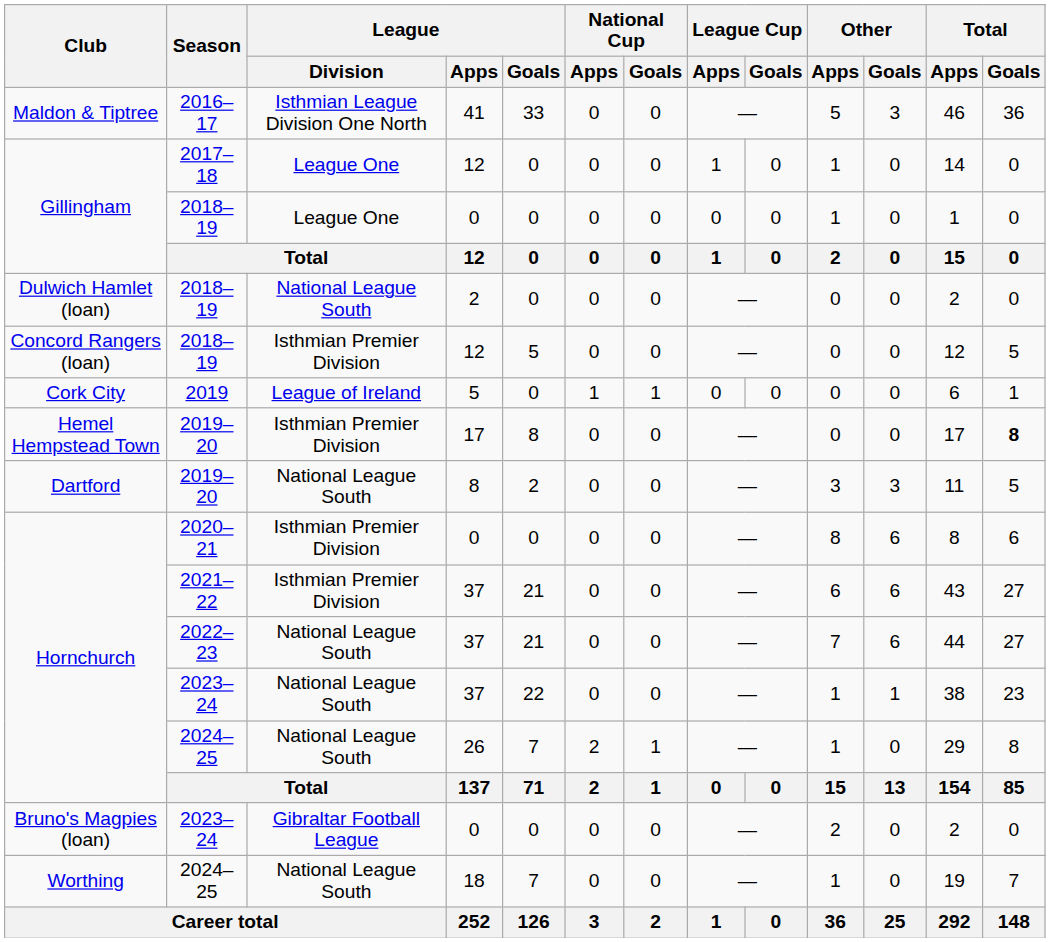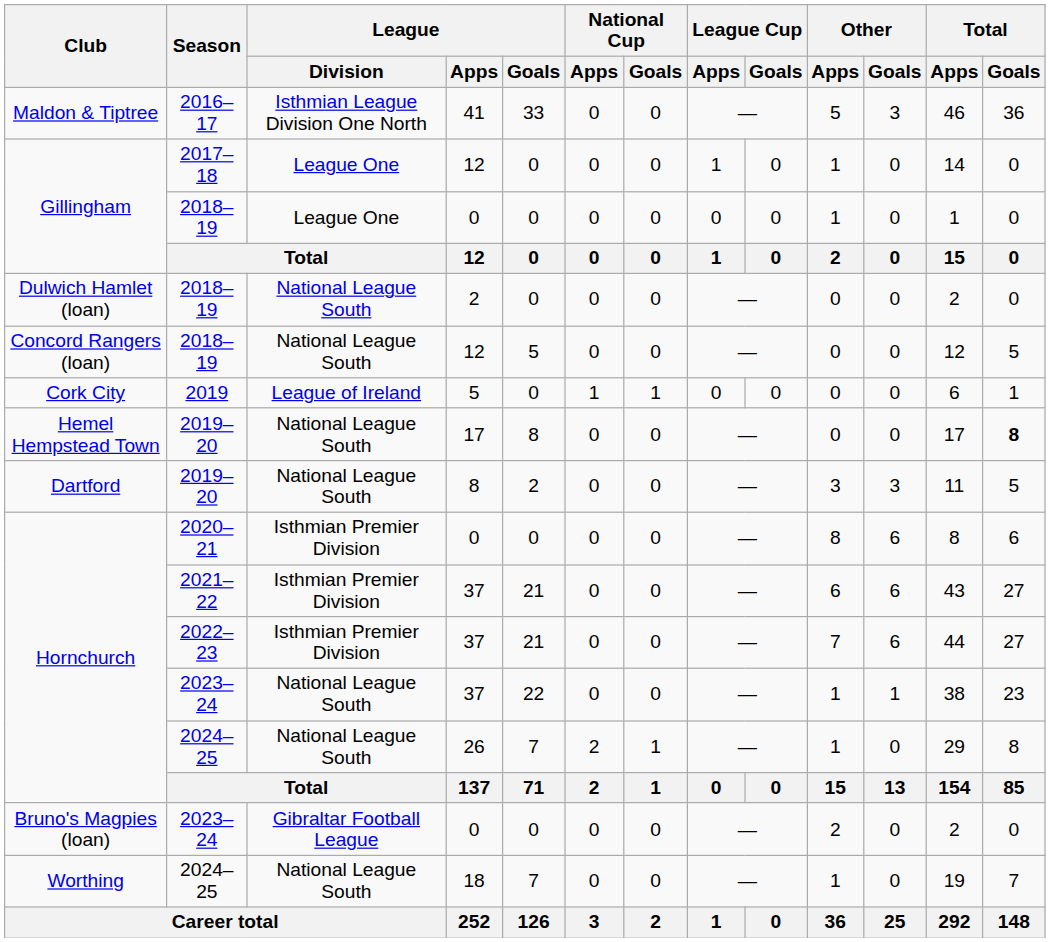(346, 351) Isthmian Premier Division -> (346, 351) National League South
(346, 434) Isthmian Premier Division -> (346, 434) National League South
(346, 642) National League South -> (346, 642) Isthmian Premier Division
